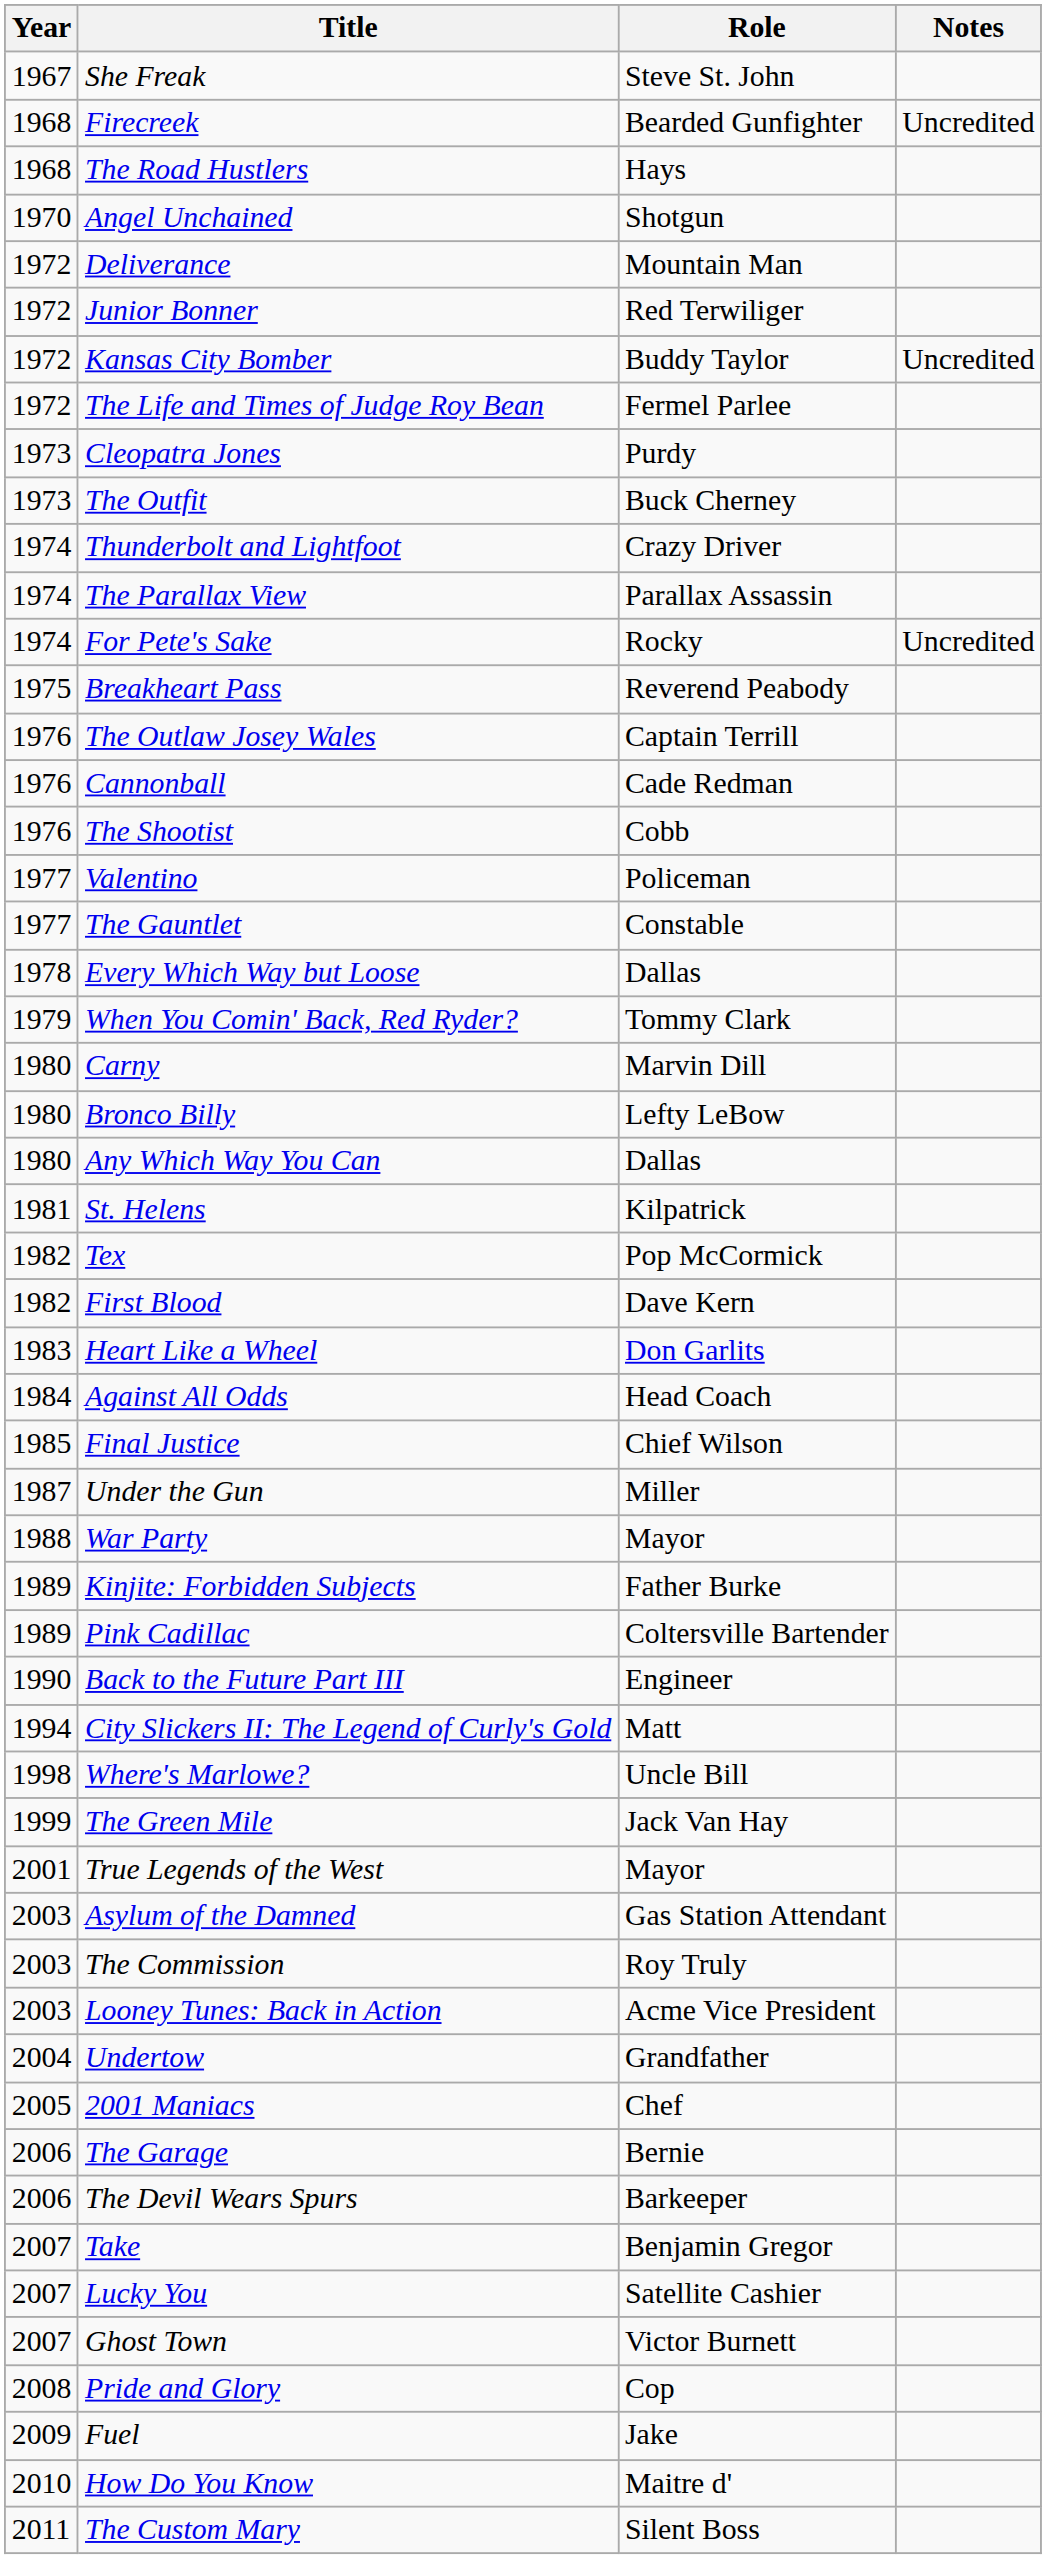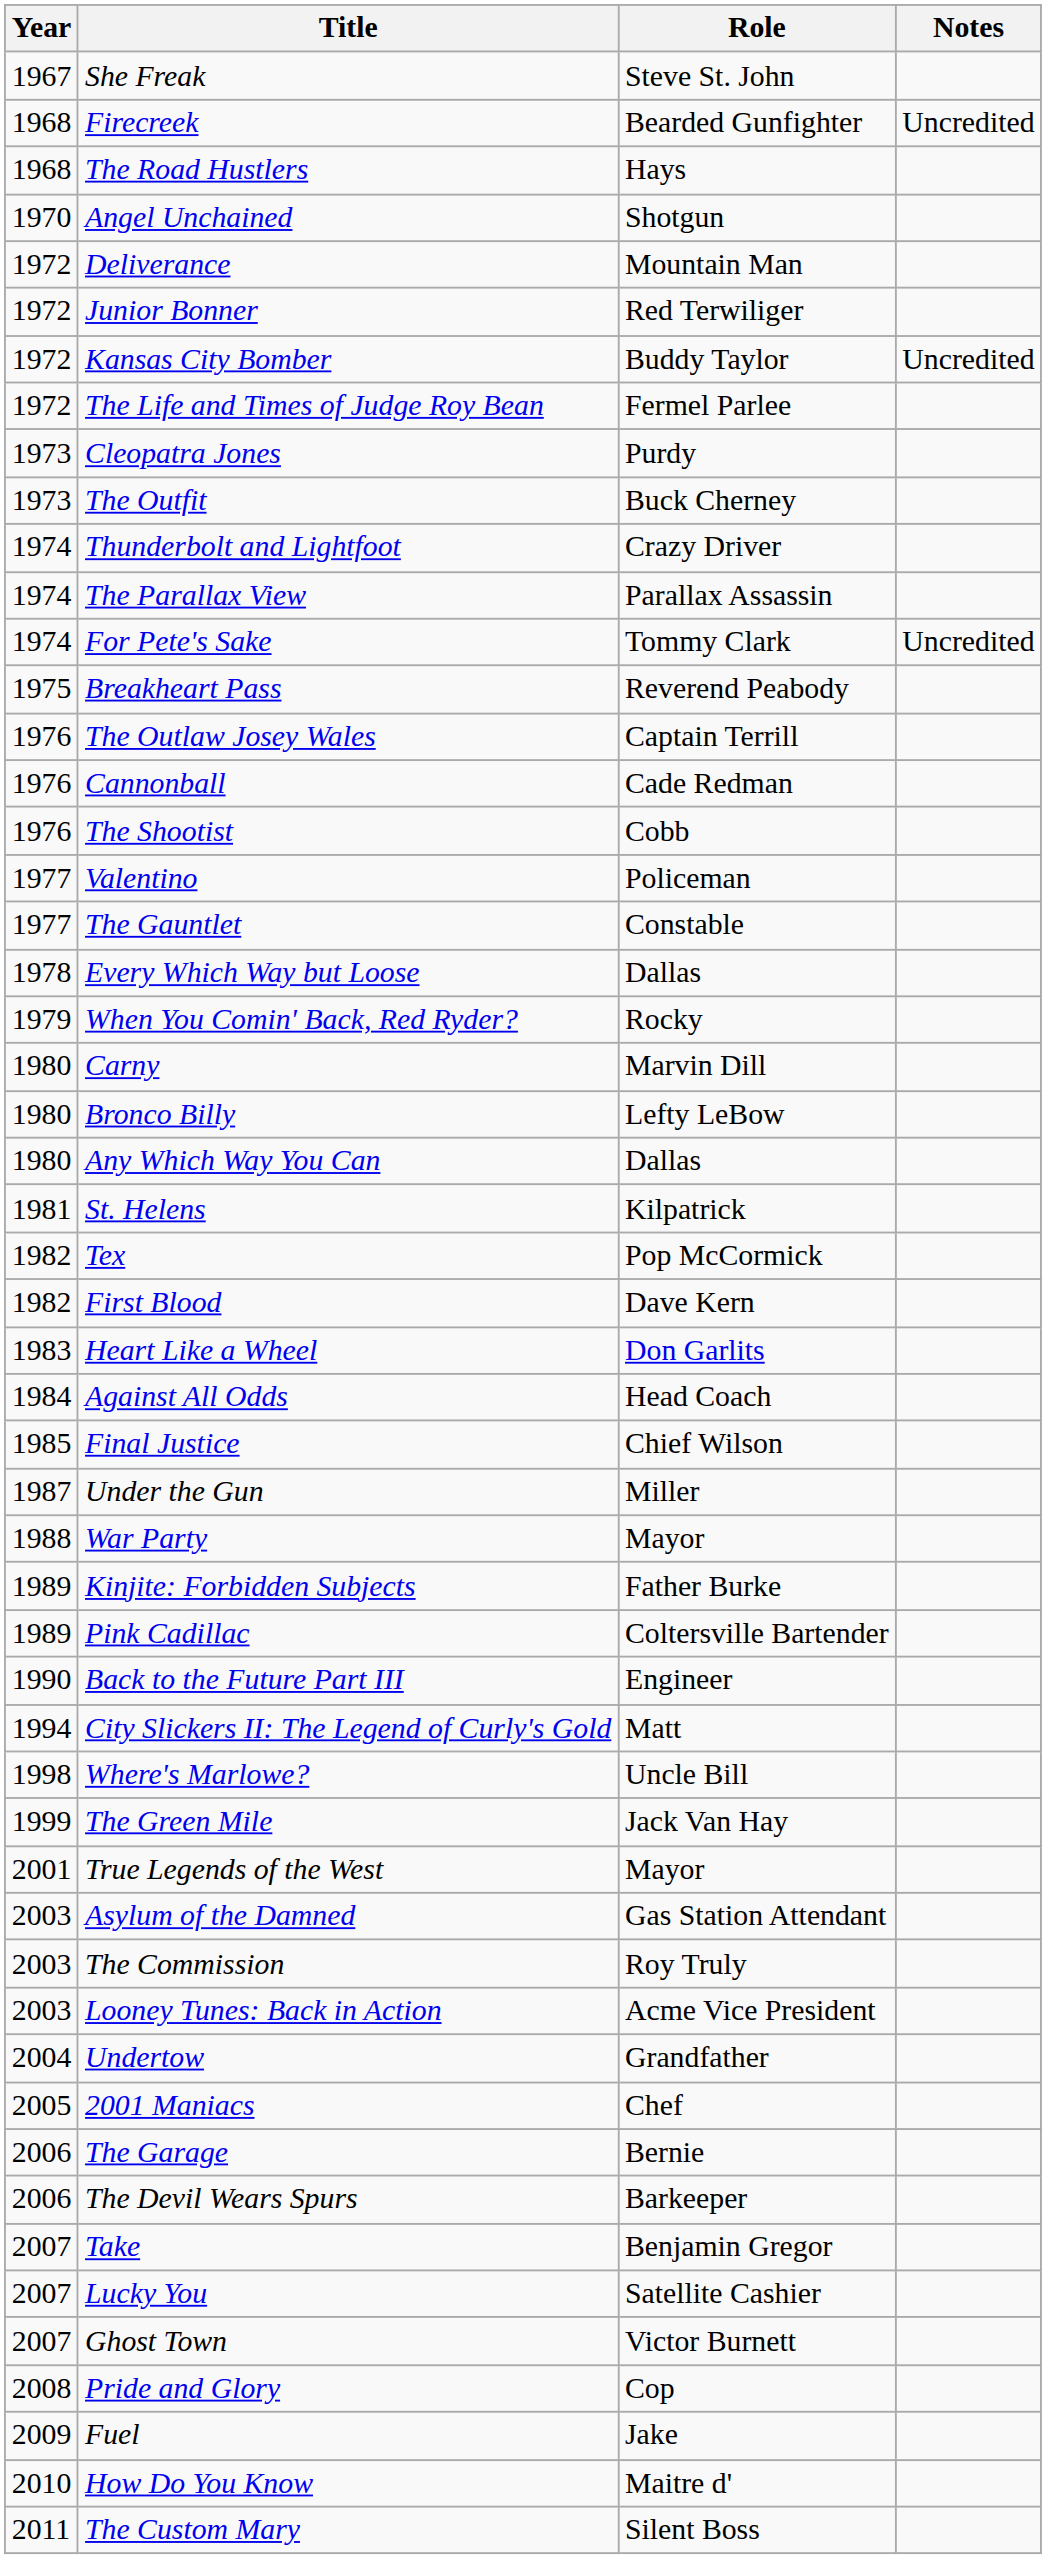(664, 641) Rocky -> (708, 641) Tommy Clark
(708, 1019) Tommy Clark -> (664, 1019) Rocky
